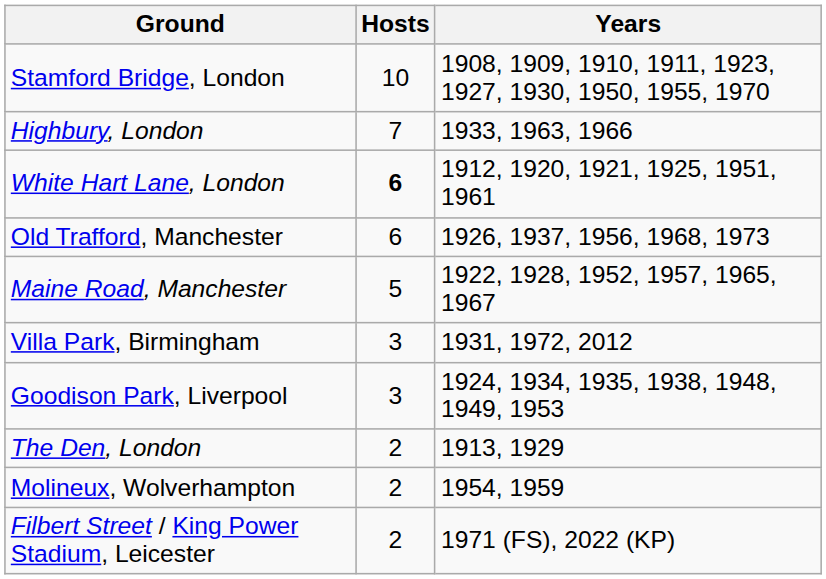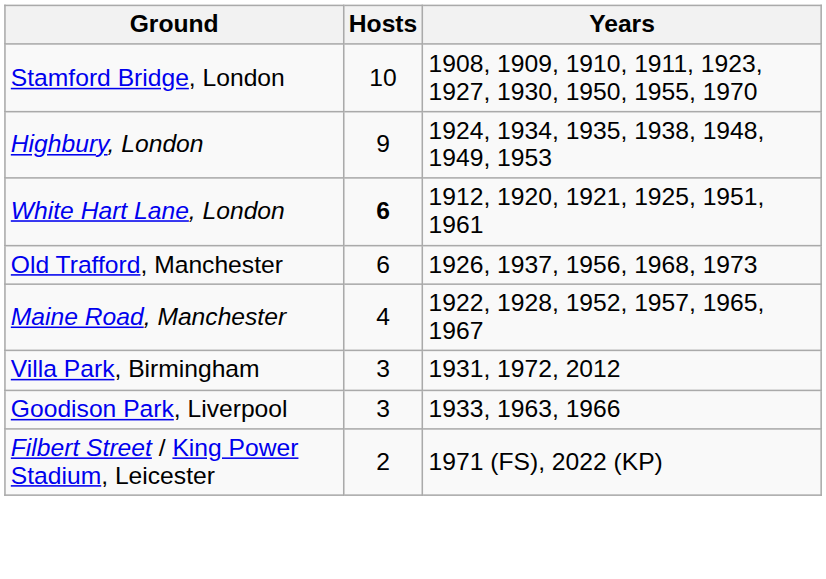(395, 130) 7 -> (383, 144) 9
(537, 130) 1933, 1963, 1966 -> (596, 144) 1924, 1934, 1935, 1938, 1948, 1949, 1953
(395, 289) 5 -> (383, 317) 4
(609, 395) 1924, 1934, 1935, 1938, 1948, 1949, 1953 -> (525, 409) 1933, 1963, 1966
- row: (106, 448)
- row: (153, 487)
